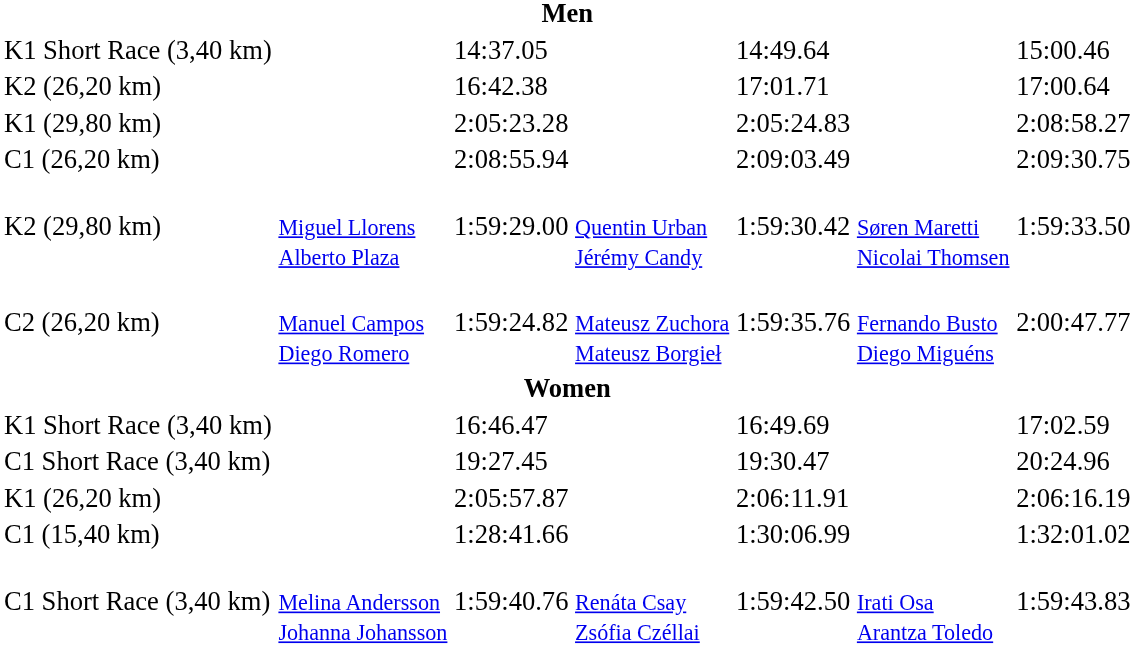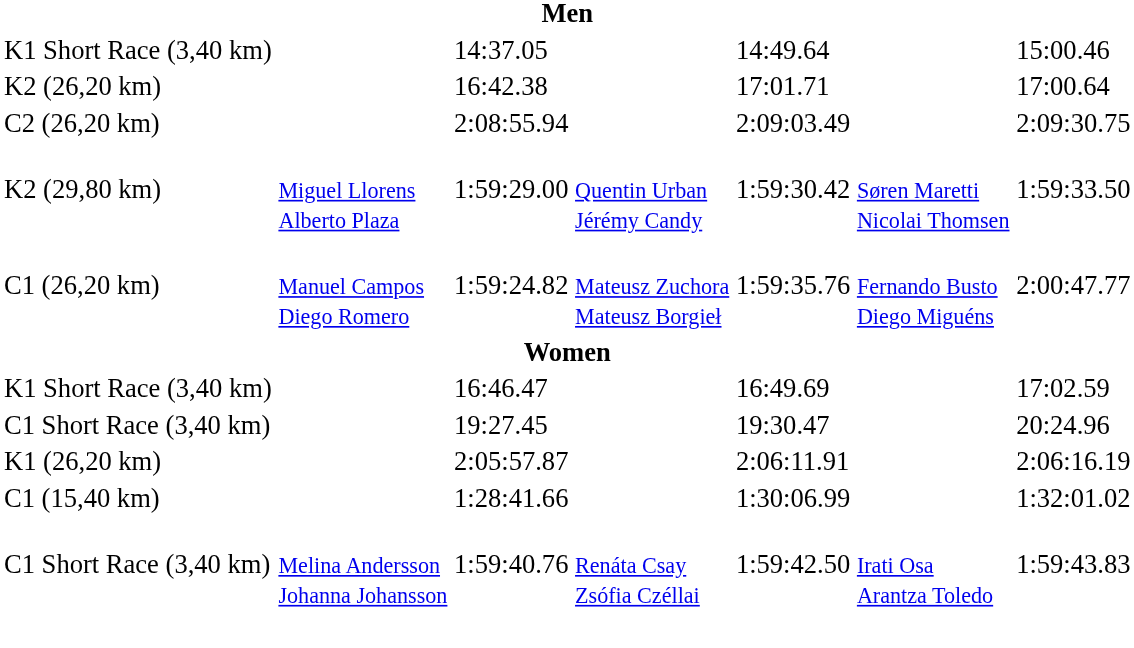- row: (511, 123)
(82, 159) C1 (26,20 km) -> (82, 123) C2 (26,20 km)
(82, 322) C2 (26,20 km) -> (82, 285) C1 (26,20 km)
